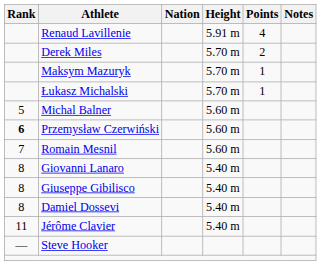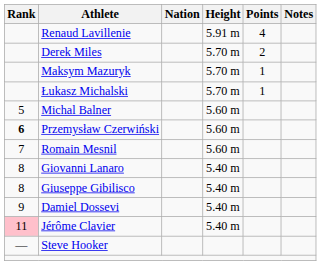(21, 206) 8 -> (21, 206) 9
(21, 226) no background -> (21, 226) pink background
